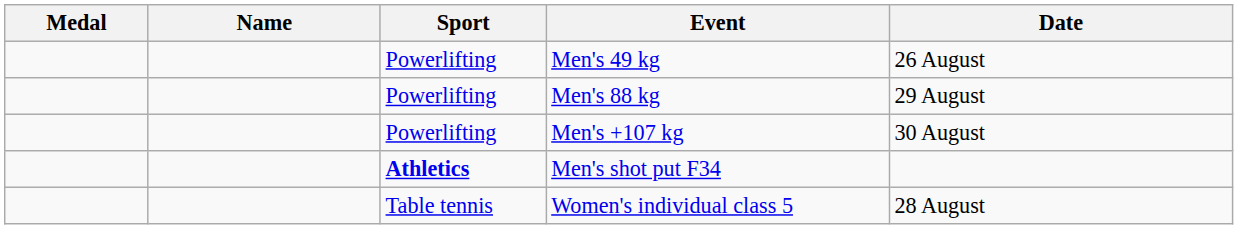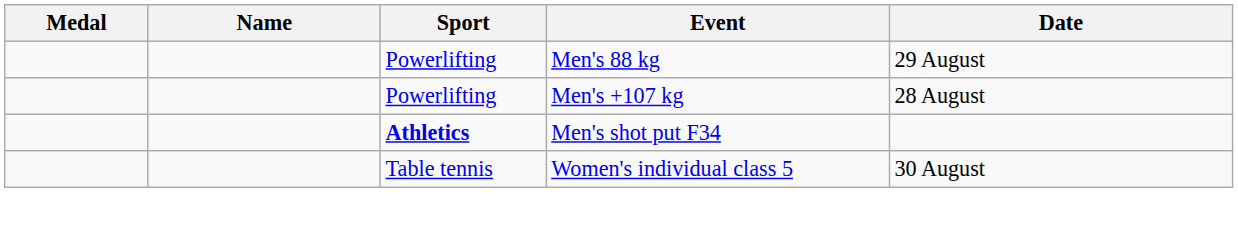- row: (606, 59)
(940, 132) 30 August -> (940, 96) 28 August
(940, 205) 28 August -> (940, 169) 30 August
